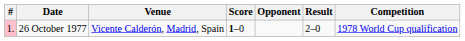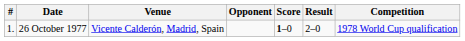columns swapped: (279, 12) <-> (241, 12)
(10, 28) pink background -> (10, 28) no background
